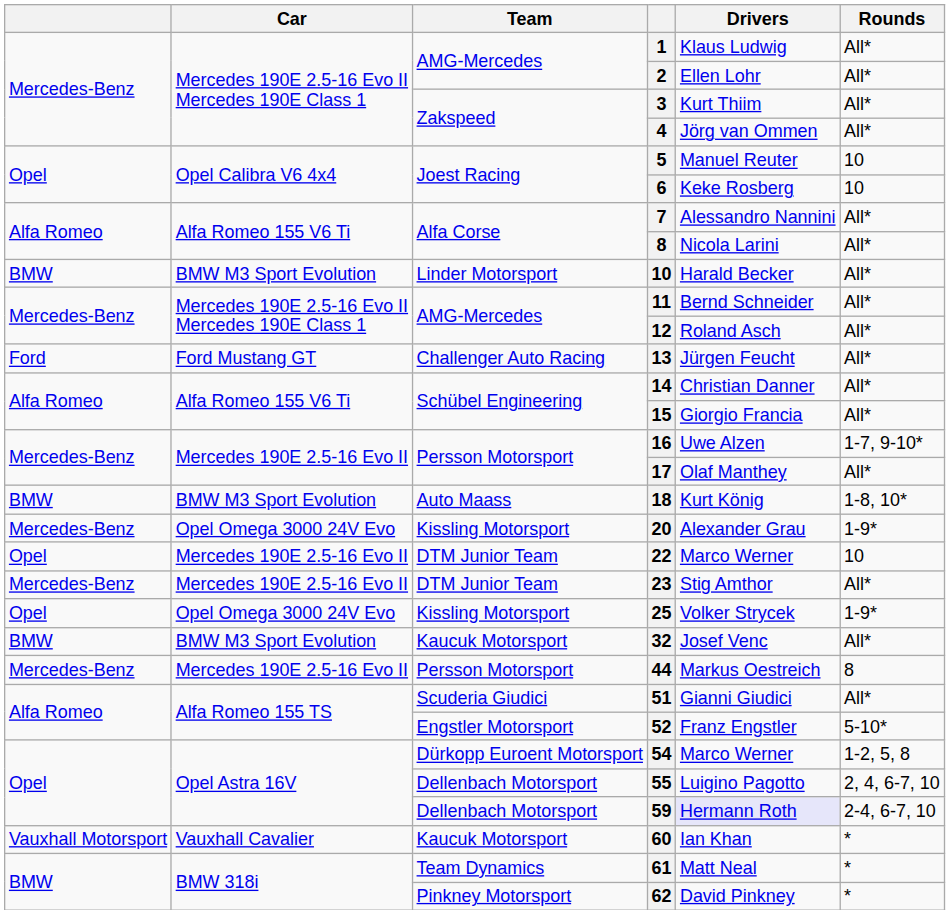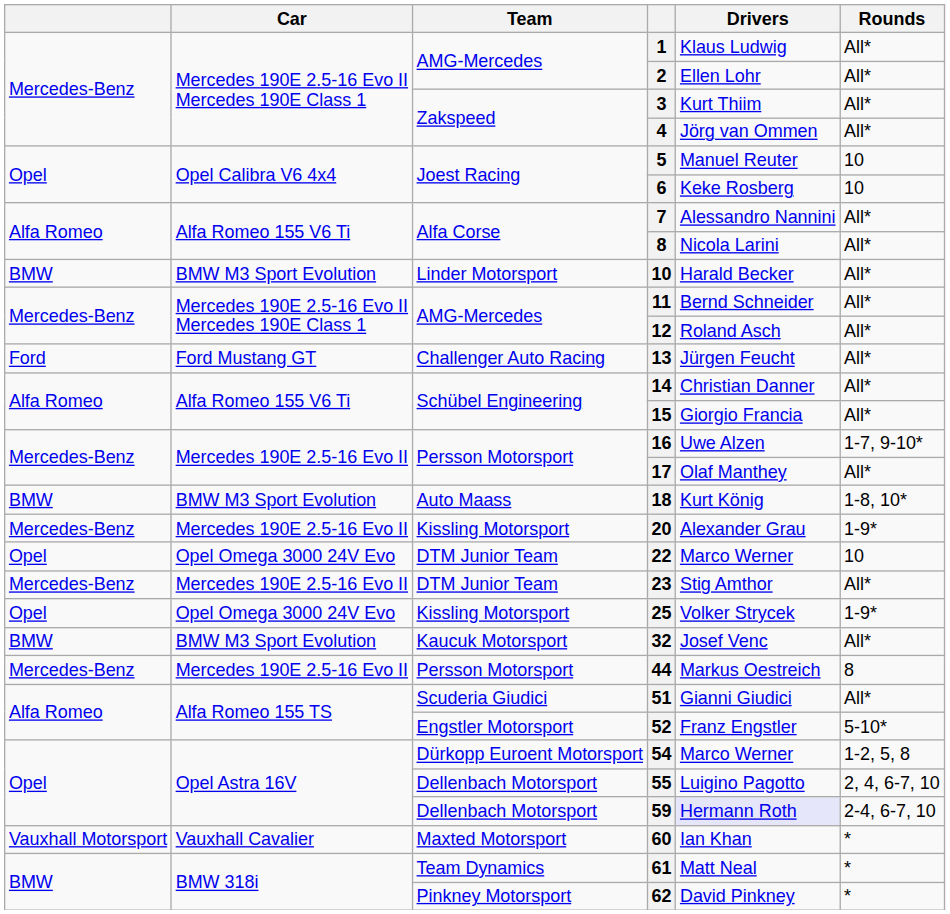(285, 528) Opel Omega 3000 24V Evo -> (292, 528) Mercedes 190E 2.5-16 Evo II
(292, 556) Mercedes 190E 2.5-16 Evo II -> (285, 556) Opel Omega 3000 24V Evo
(492, 839) Kaucuk Motorsport -> (491, 839) Maxted Motorsport
